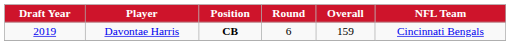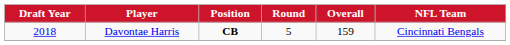(45, 31) 2019 -> (45, 31) 2018
(289, 31) 6 -> (289, 31) 5
